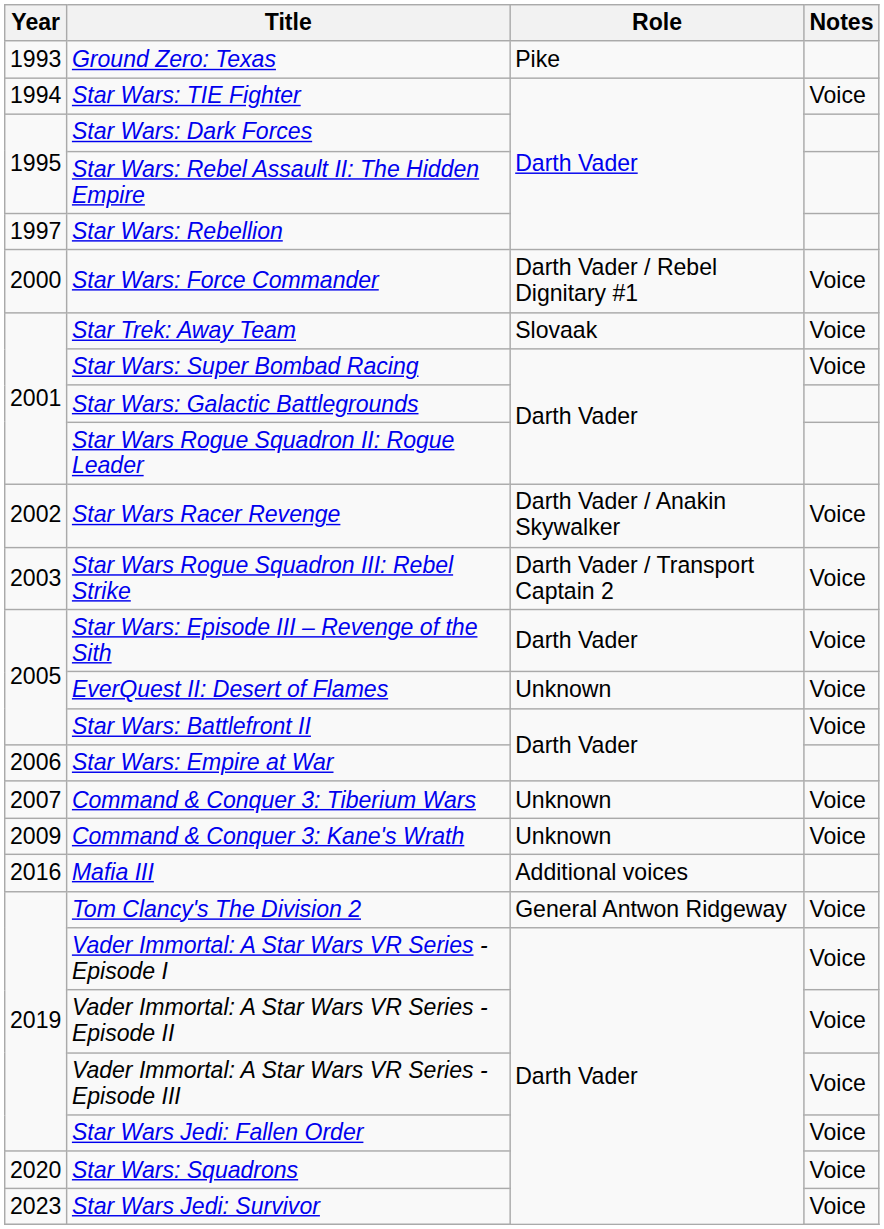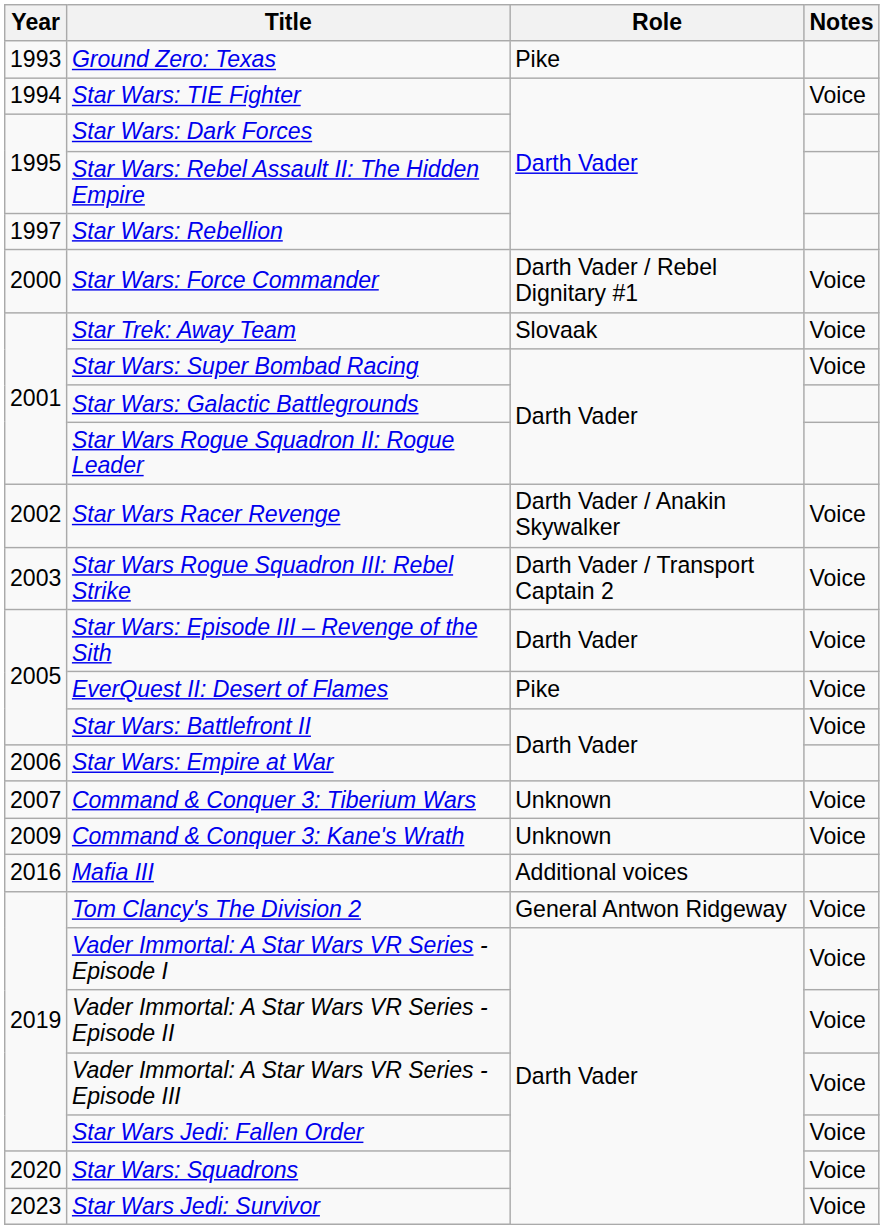(563, 689) Unknown -> (538, 689) Pike
